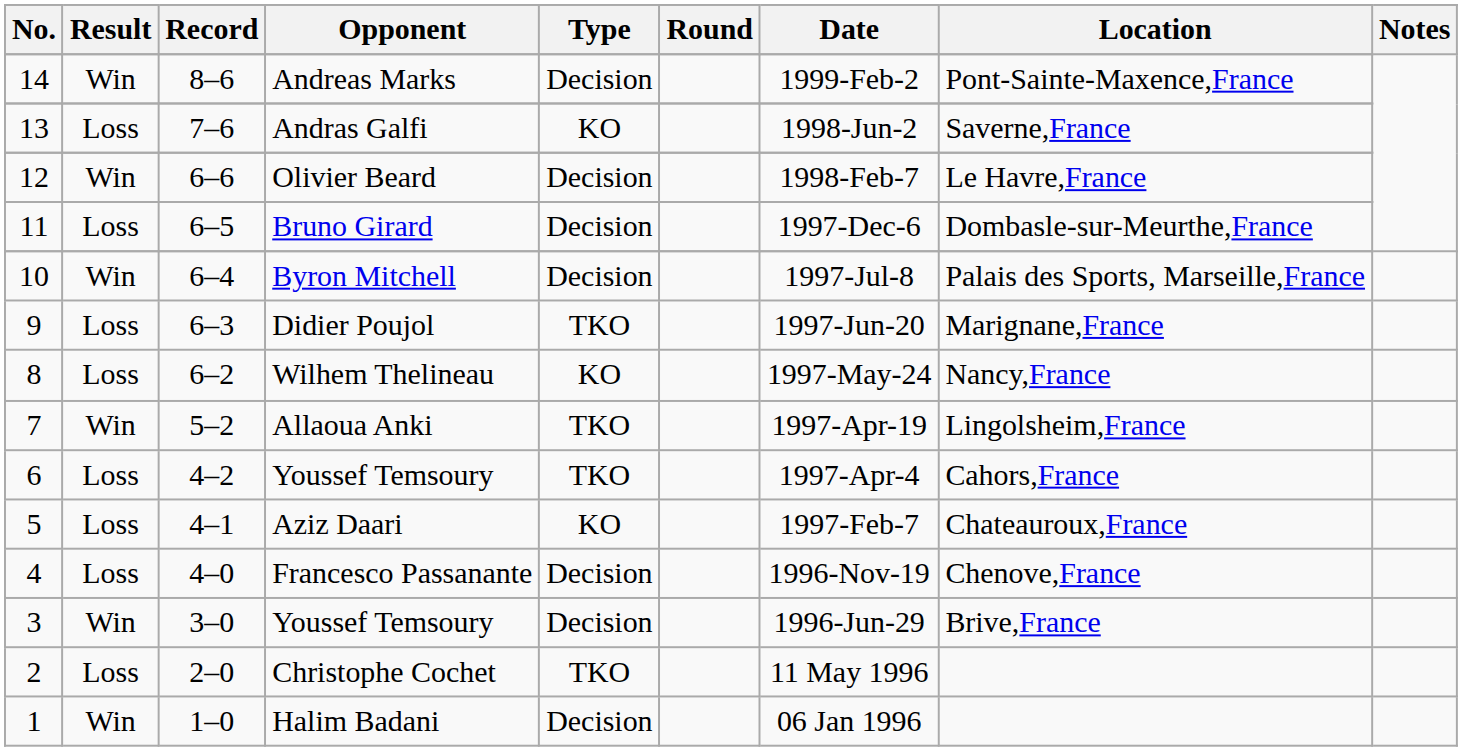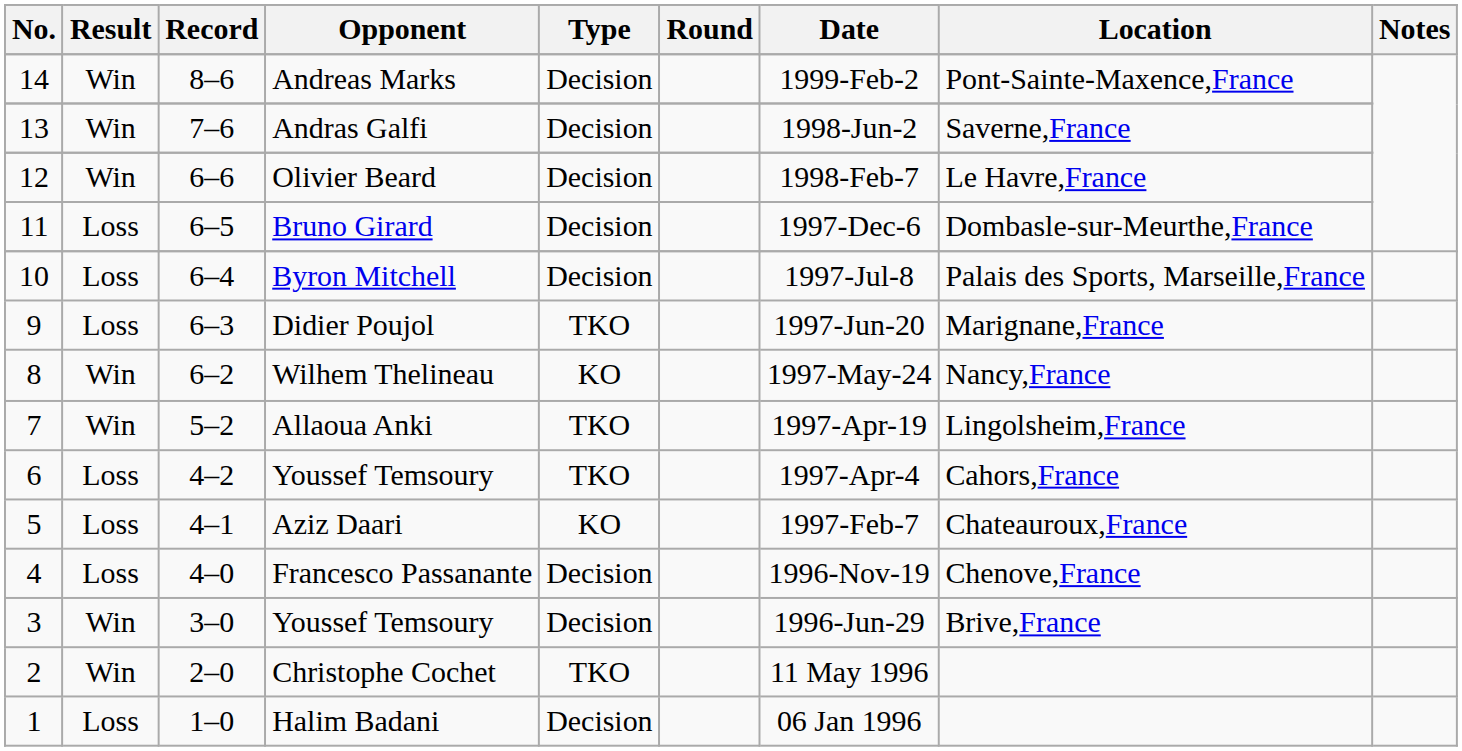(111, 128) Loss -> (111, 128) Win
(599, 128) KO -> (599, 128) Decision
(111, 276) Win -> (111, 276) Loss
(111, 374) Loss -> (111, 374) Win
(111, 671) Loss -> (111, 671) Win
(111, 720) Win -> (111, 720) Loss
